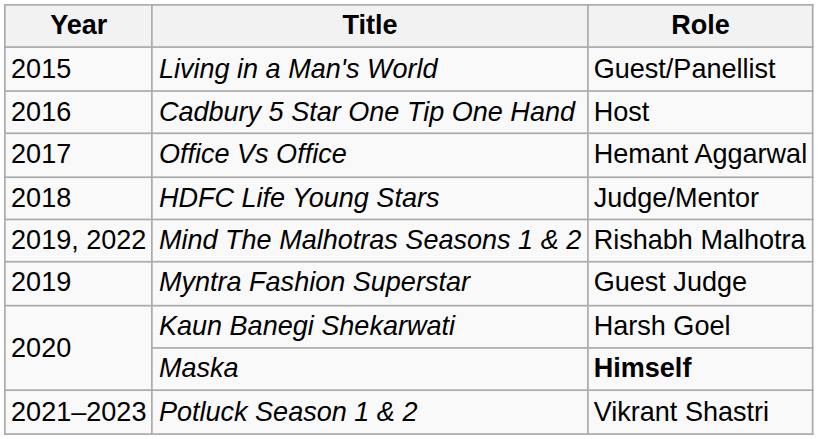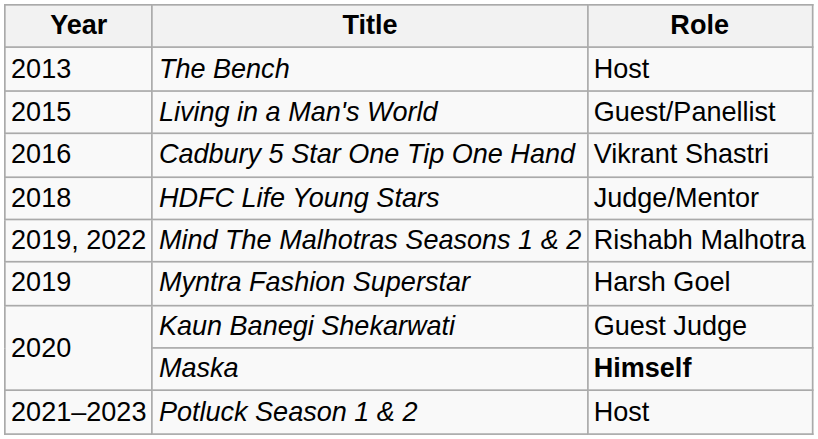+ row: (224, 68)
(622, 111) Host -> (681, 154) Vikrant Shastri
- row: (253, 154)
(670, 283) Guest Judge -> (662, 283) Harsh Goel
(662, 326) Harsh Goel -> (670, 326) Guest Judge
(681, 411) Vikrant Shastri -> (622, 411) Host
